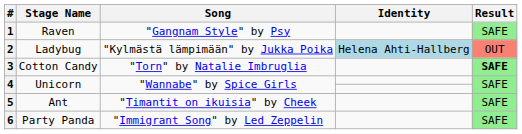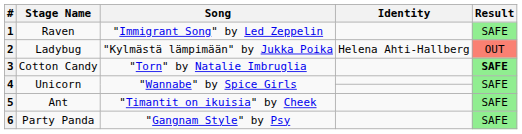(218, 31) "Gangnam Style" by Psy -> (218, 31) "Immigrant Song" by Led Zeppelin
(404, 49) lightblue background -> (404, 49) no background
(218, 120) "Immigrant Song" by Led Zeppelin -> (218, 120) "Gangnam Style" by Psy
